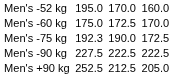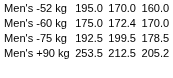(122, 23) 172.5 -> (122, 23) 172.4
(89, 38) 192.3 -> (89, 38) 192.5
(122, 38) 190.0 -> (122, 38) 199.5
(155, 38) 172.5 -> (155, 38) 178.5
- row: (35, 53)
(89, 69) 252.5 -> (89, 53) 253.5
(155, 69) 205.0 -> (155, 53) 205.2
